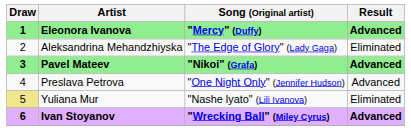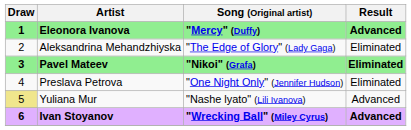(376, 64) Advanced -> (376, 64) Eliminated
(376, 82) Advanced -> (376, 82) Eliminated
(376, 99) Eliminated -> (376, 99) Advanced
